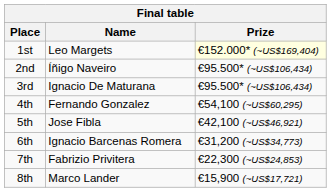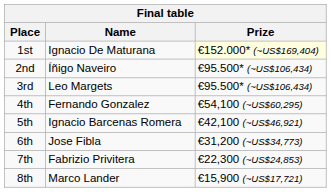(80, 50) Leo Margets -> (102, 50) Ignacio De Maturana
(102, 86) Ignacio De Maturana -> (80, 86) Leo Margets
(75, 123) Jose Fibla -> (115, 123) Ignacio Barcenas Romera
(115, 141) Ignacio Barcenas Romera -> (75, 141) Jose Fibla
